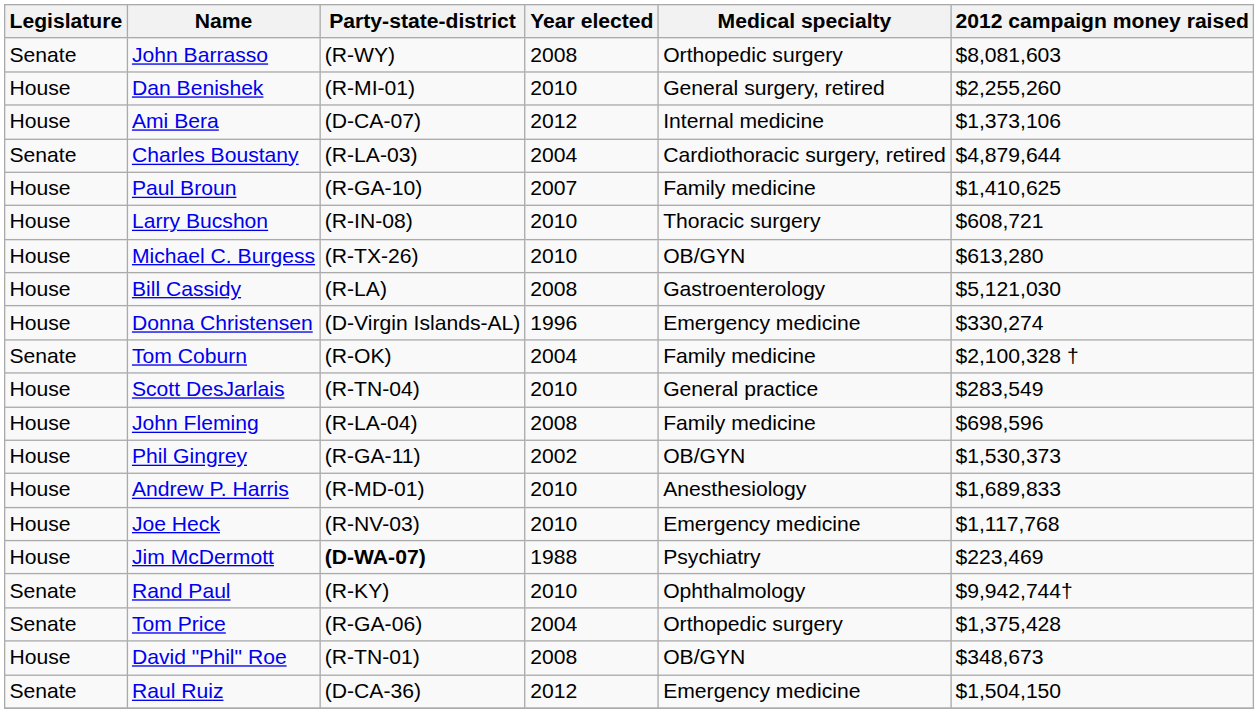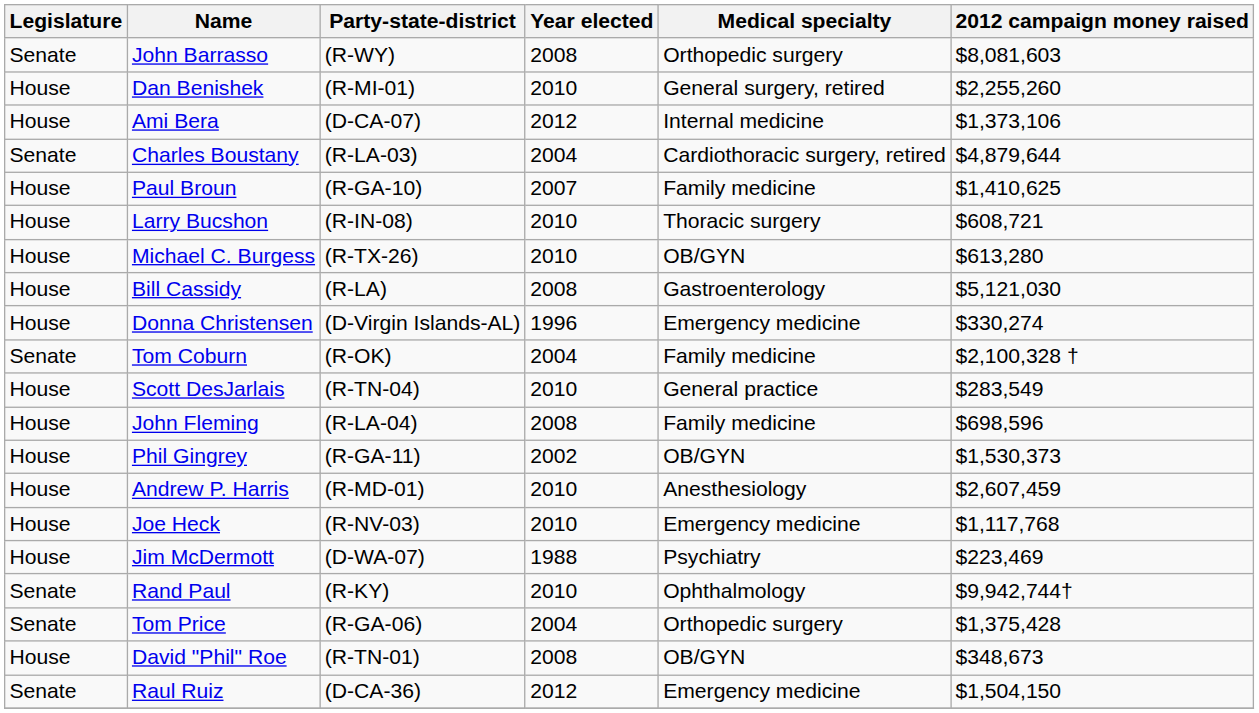(1008, 490) $1,689,833 -> (1008, 490) $2,607,459
(375, 557) bold -> (375, 557) normal
